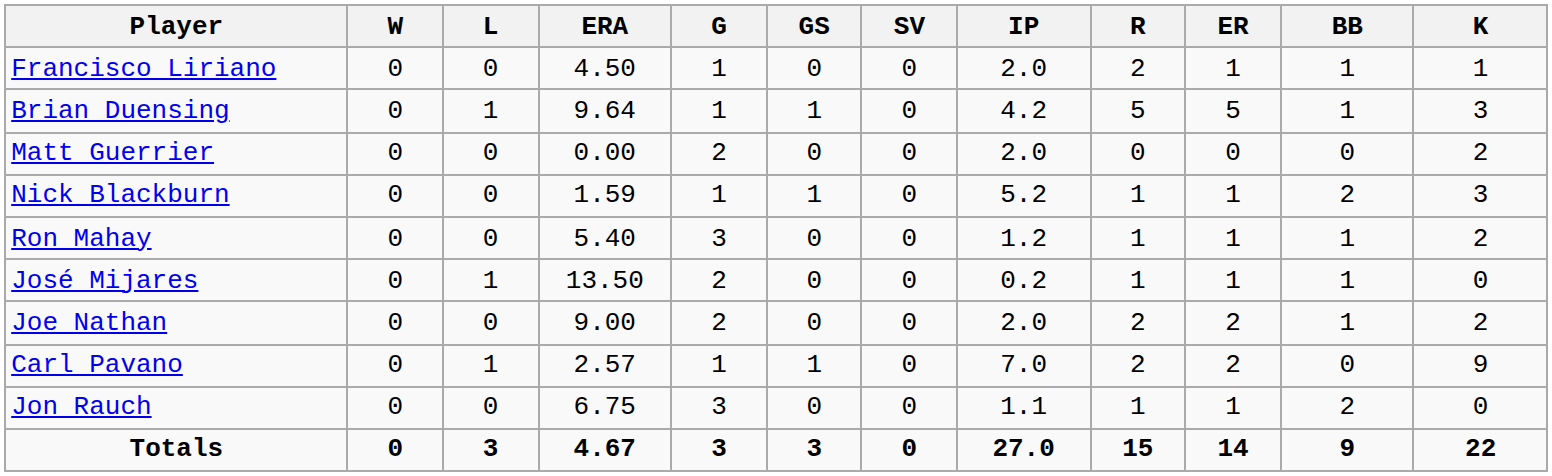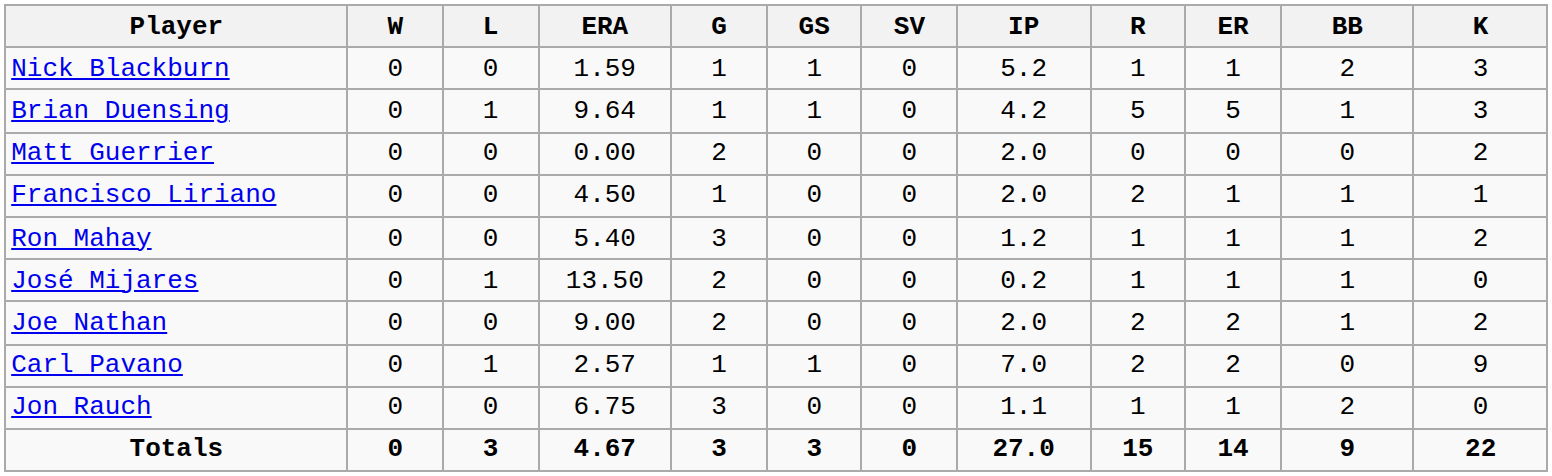rows swapped: (120, 196) <-> (144, 69)
